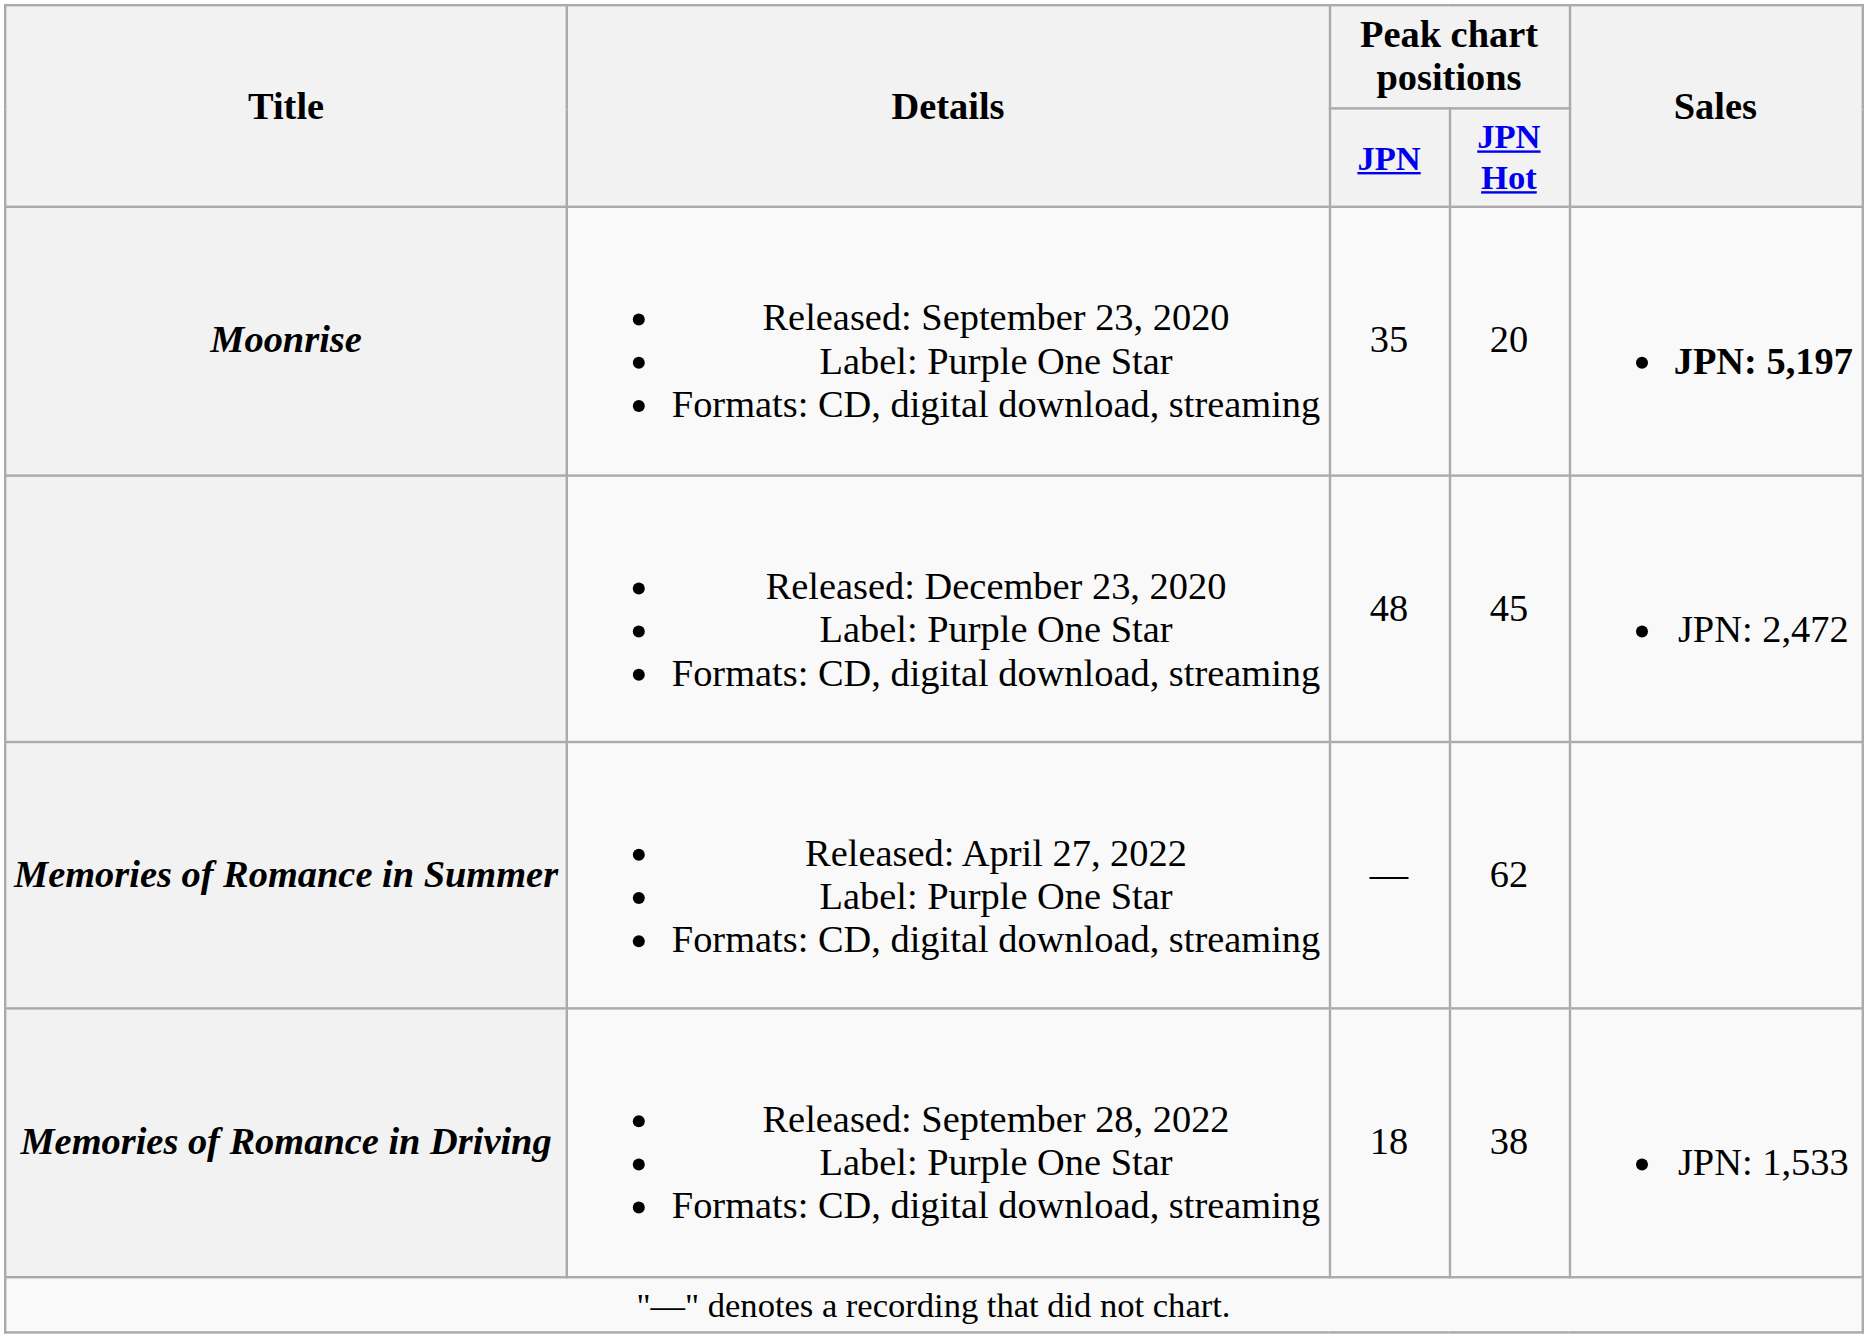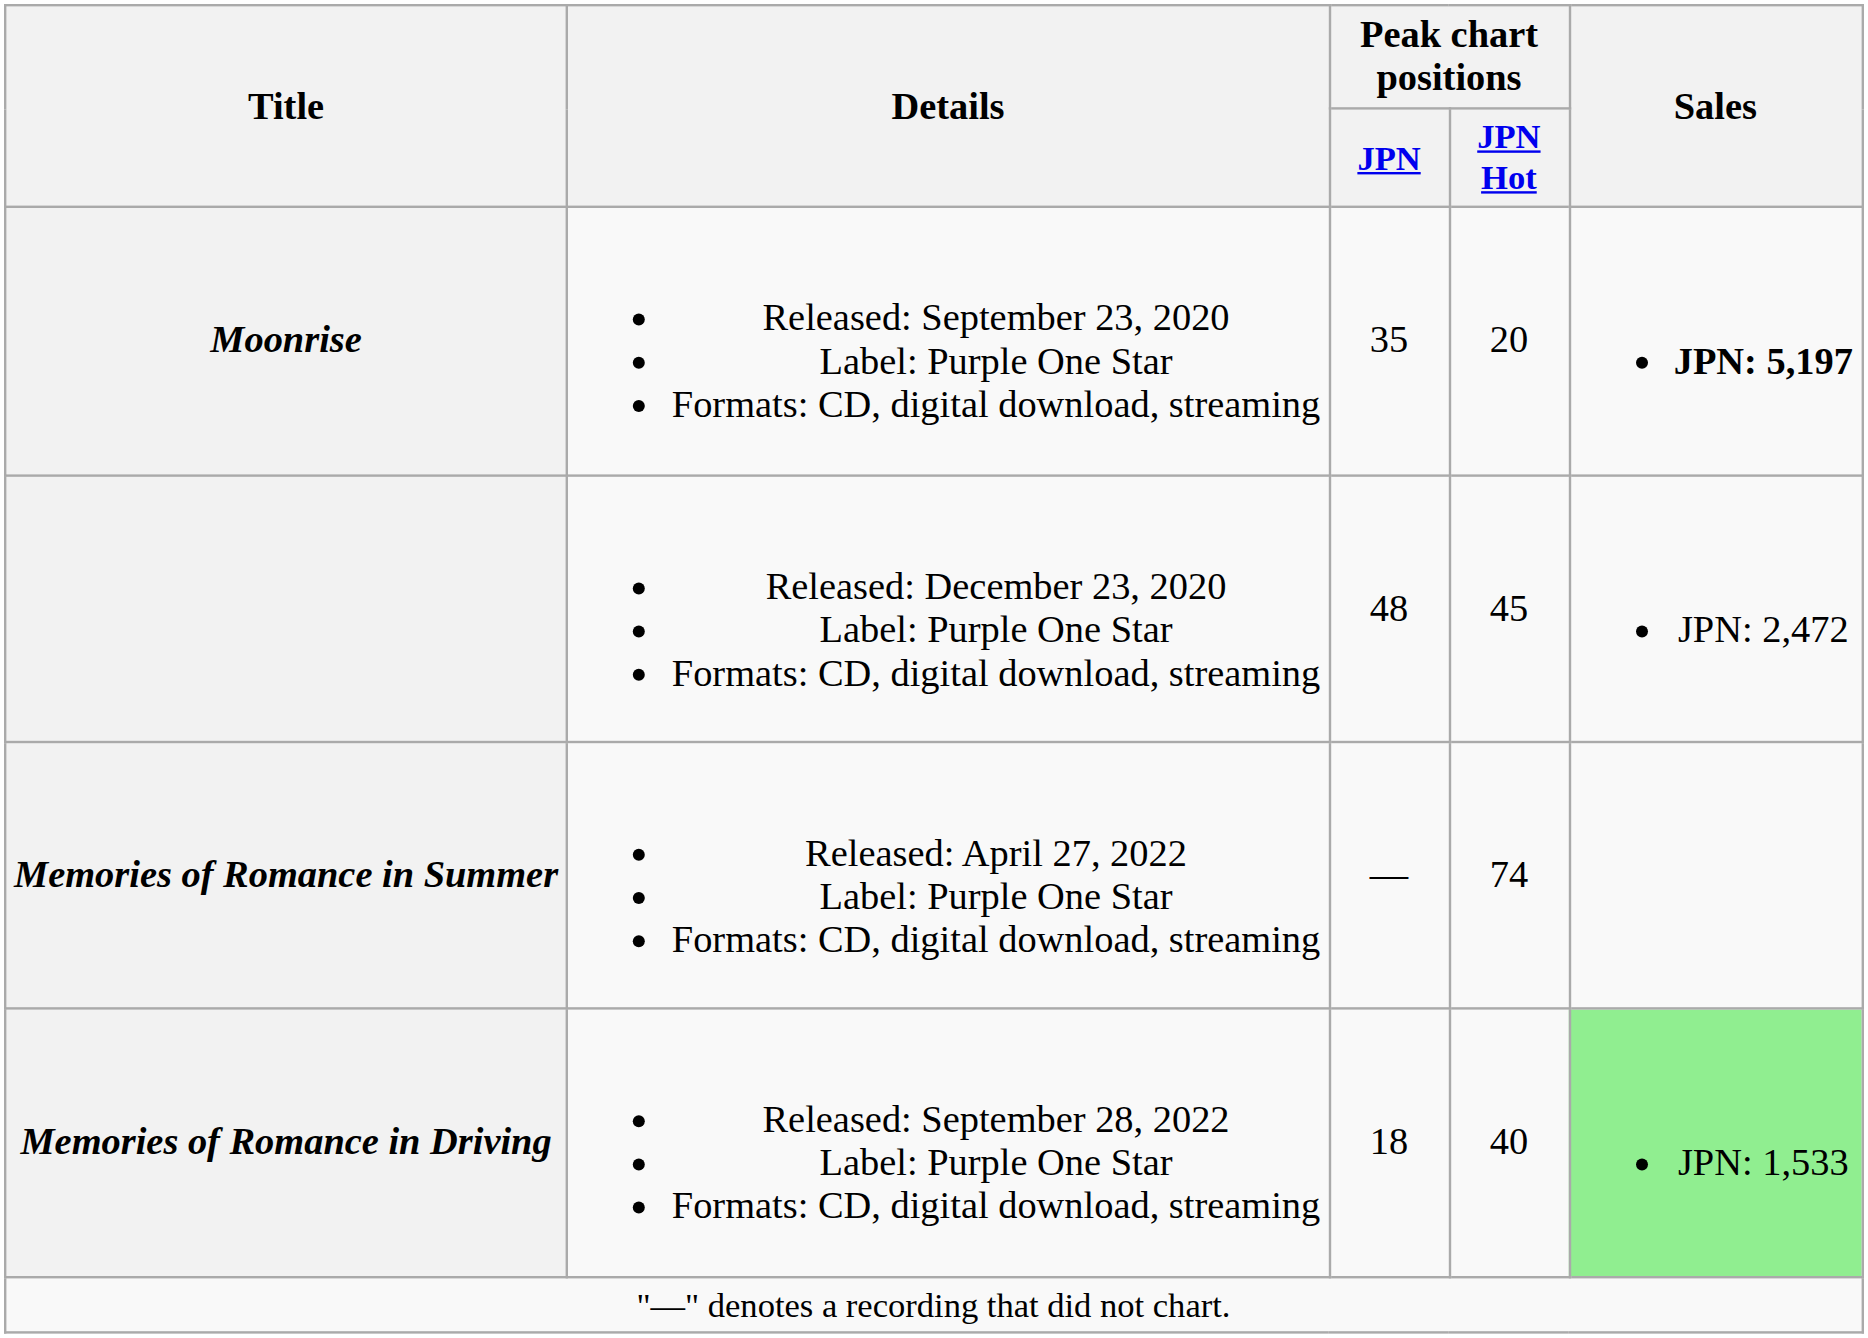(1509, 874) 62 -> (1509, 874) 74
(1509, 1141) 38 -> (1509, 1141) 40
(1715, 1164) no background -> (1715, 1164) lightgreen background
